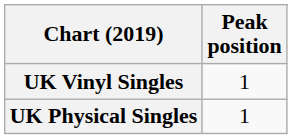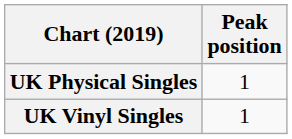rows swapped: (104, 116) <-> (104, 81)
